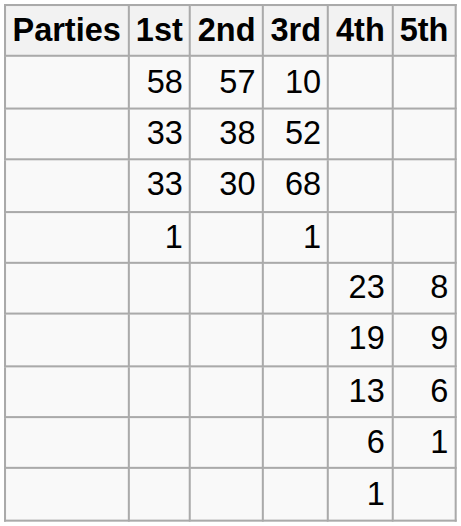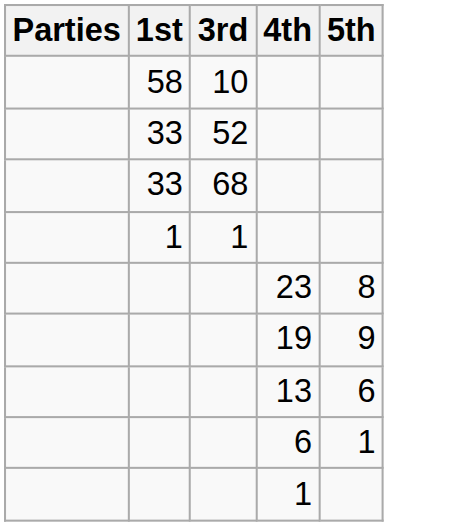- column: (227, 30)
